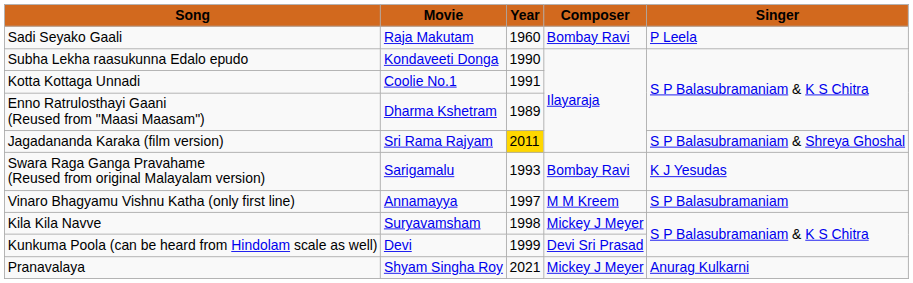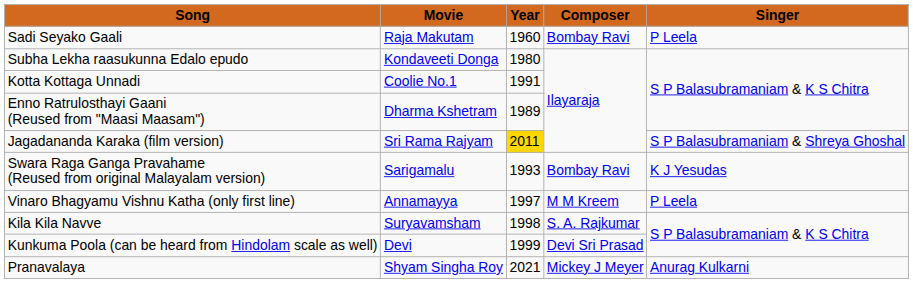(525, 59) 1990 -> (525, 59) 1980
(719, 201) S P Balasubramaniam -> (673, 201) P Leela
(595, 223) Mickey J Meyer -> (593, 223) S. A. Rajkumar
